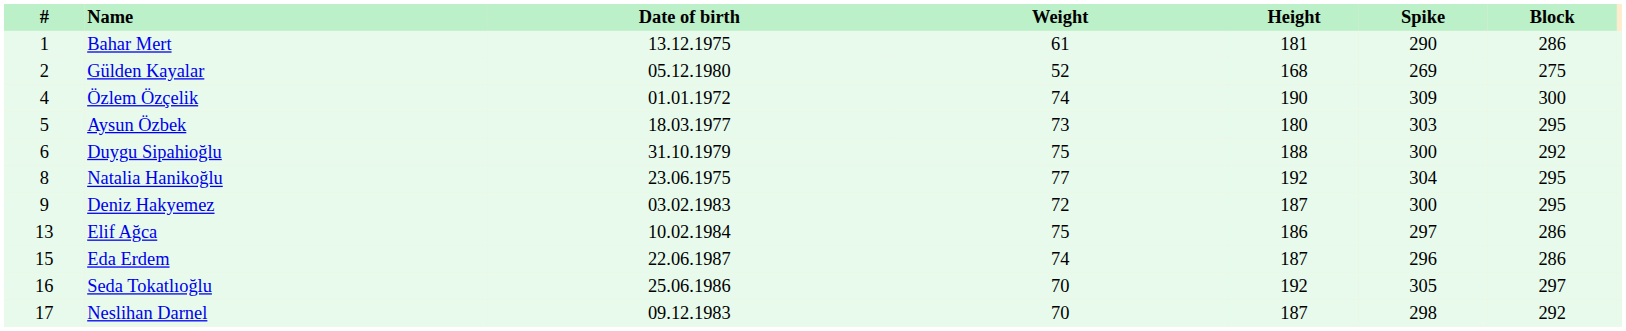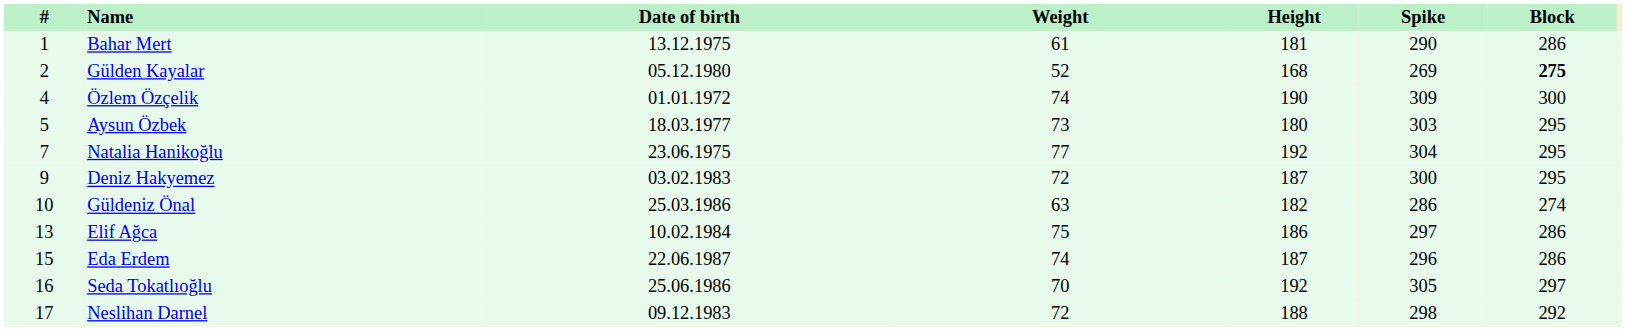(1552, 71) normal -> (1552, 71) bold
- row: (154, 151)
(44, 178) 8 -> (44, 151) 7
+ row: (141, 205)
(1060, 312) 70 -> (1060, 312) 72
(1294, 312) 187 -> (1294, 312) 188
